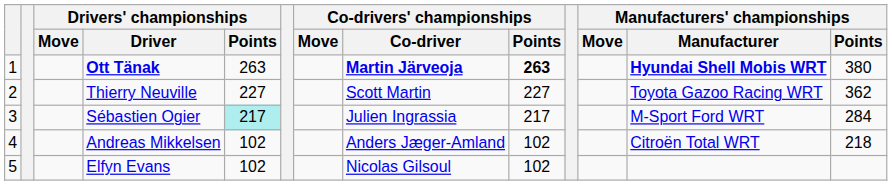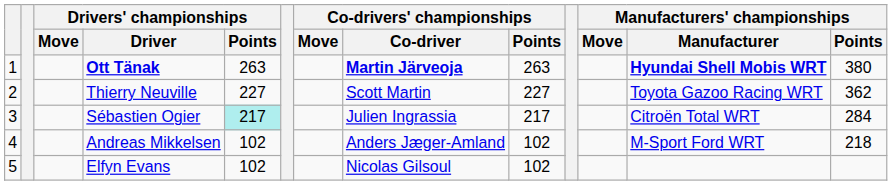(537, 67) bold -> (537, 67) normal
(697, 117) M-Sport Ford WRT -> (695, 117) Citroën Total WRT
(695, 142) Citroën Total WRT -> (697, 142) M-Sport Ford WRT
